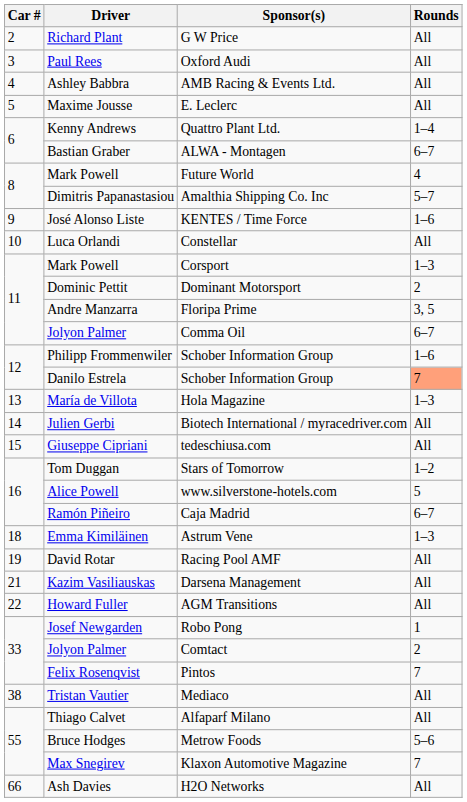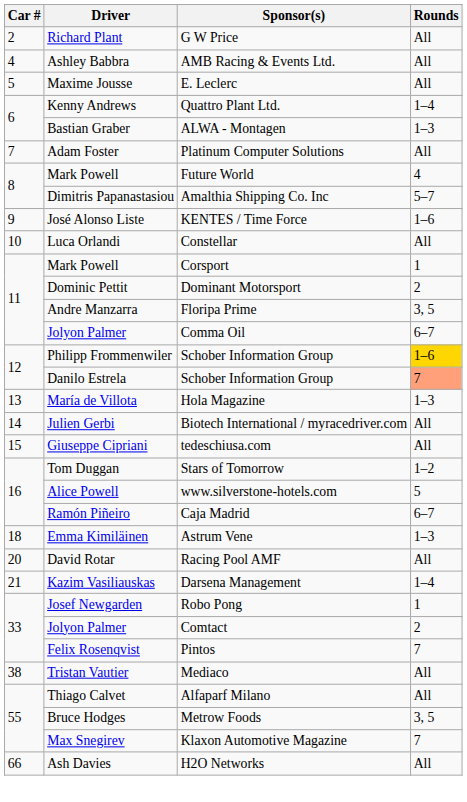- row: (74, 60)
(424, 151) 6–7 -> (424, 128) 1–3
+ row: (83, 151)
(424, 264) 1–3 -> (417, 264) 1
(424, 355) no background -> (424, 355) gold background
(15, 559) 19 -> (15, 559) 20
(422, 581) All -> (424, 581) 1–4
- row: (87, 604)
(424, 740) 5–6 -> (424, 717) 3, 5
